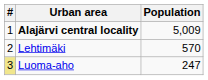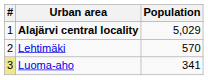(187, 30) 5,009 -> (187, 30) 5,029
(191, 65) 247 -> (191, 65) 341
